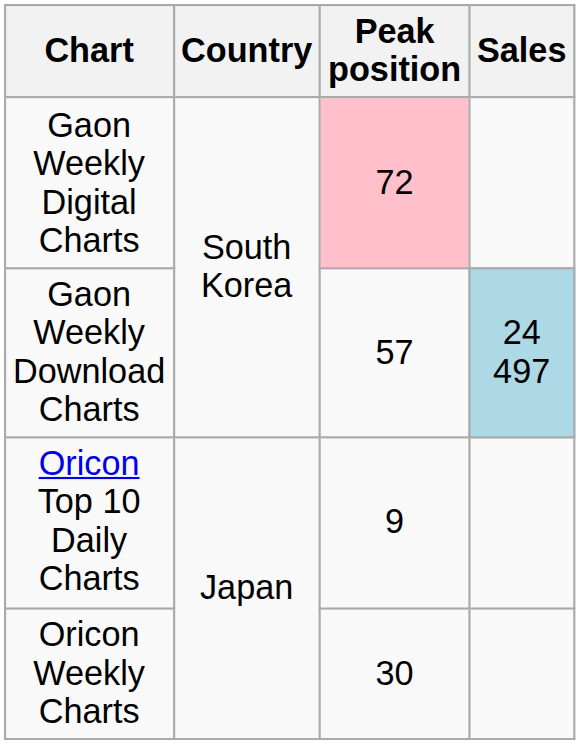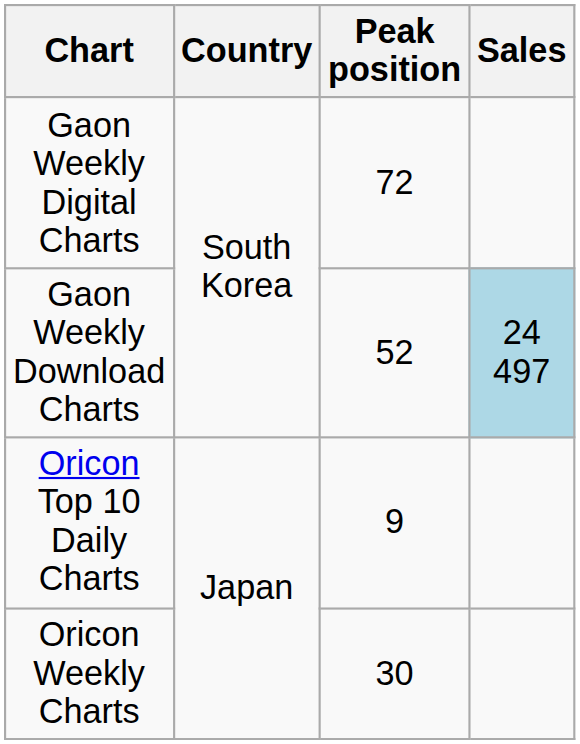(395, 182) pink background -> (395, 182) no background
(395, 352) 57 -> (395, 352) 52
